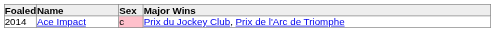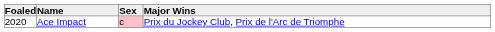(16, 22) 2014 -> (16, 22) 2020
